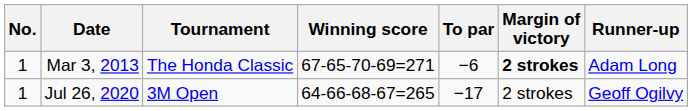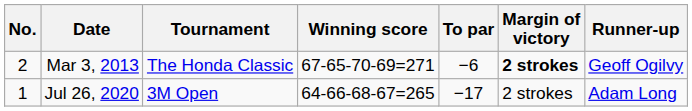(23, 65) 1 -> (23, 65) 2
(633, 65) Adam Long -> (636, 65) Geoff Ogilvy
(636, 93) Geoff Ogilvy -> (633, 93) Adam Long
